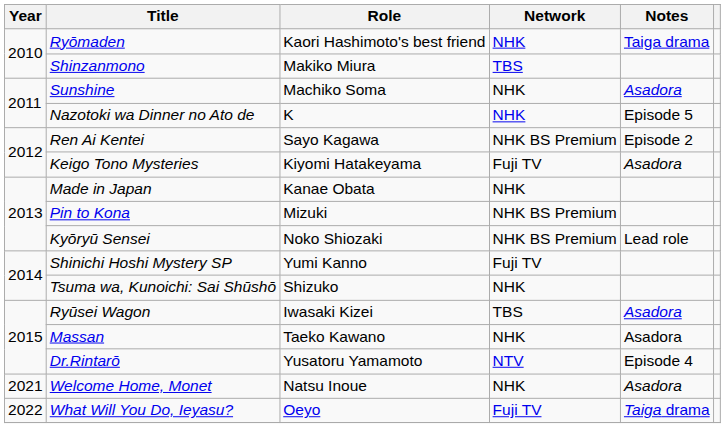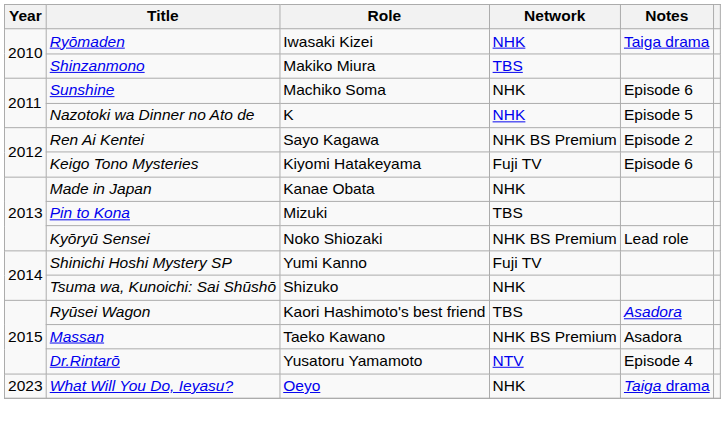(384, 41) Kaori Hashimoto's best friend -> (328, 41) Iwasaki Kizei
(653, 90) Asadora -> (658, 90) Episode 6
(653, 164) Asadora -> (658, 164) Episode 6
(555, 213) NHK BS Premium -> (508, 213) TBS
(328, 312) Iwasaki Kizei -> (384, 312) Kaori Hashimoto's best friend
(509, 336) NHK -> (555, 336) NHK BS Premium
- row: (131, 386)
(25, 410) 2022 -> (25, 386) 2023
(517, 410) Fuji TV -> (509, 386) NHK
